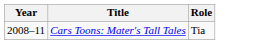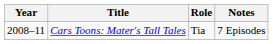+ column: (241, 13)
